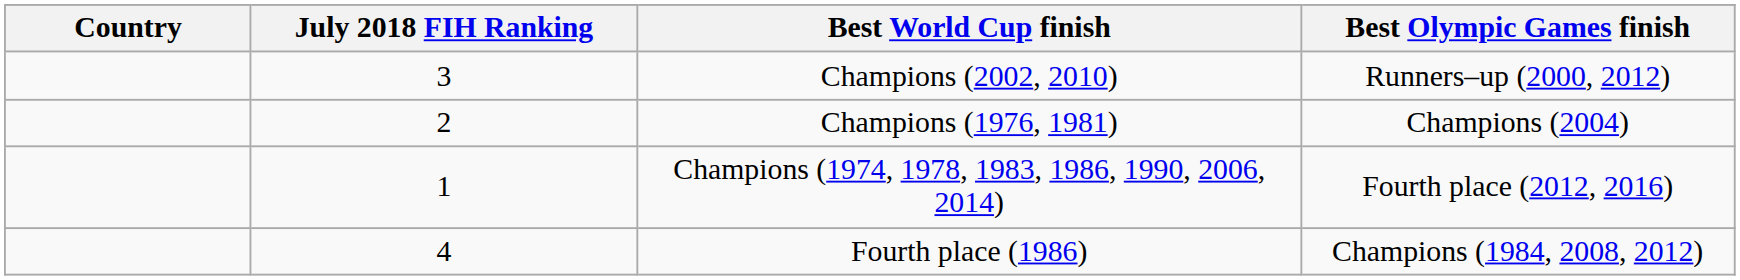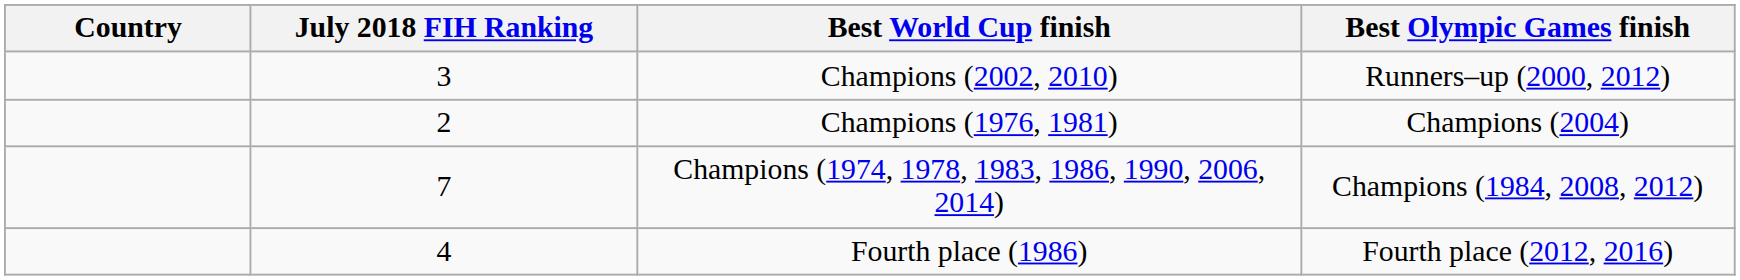(444, 186) 1 -> (444, 186) 7
(1518, 186) Fourth place (2012, 2016) -> (1518, 186) Champions (1984, 2008, 2012)
(1518, 250) Champions (1984, 2008, 2012) -> (1518, 250) Fourth place (2012, 2016)
